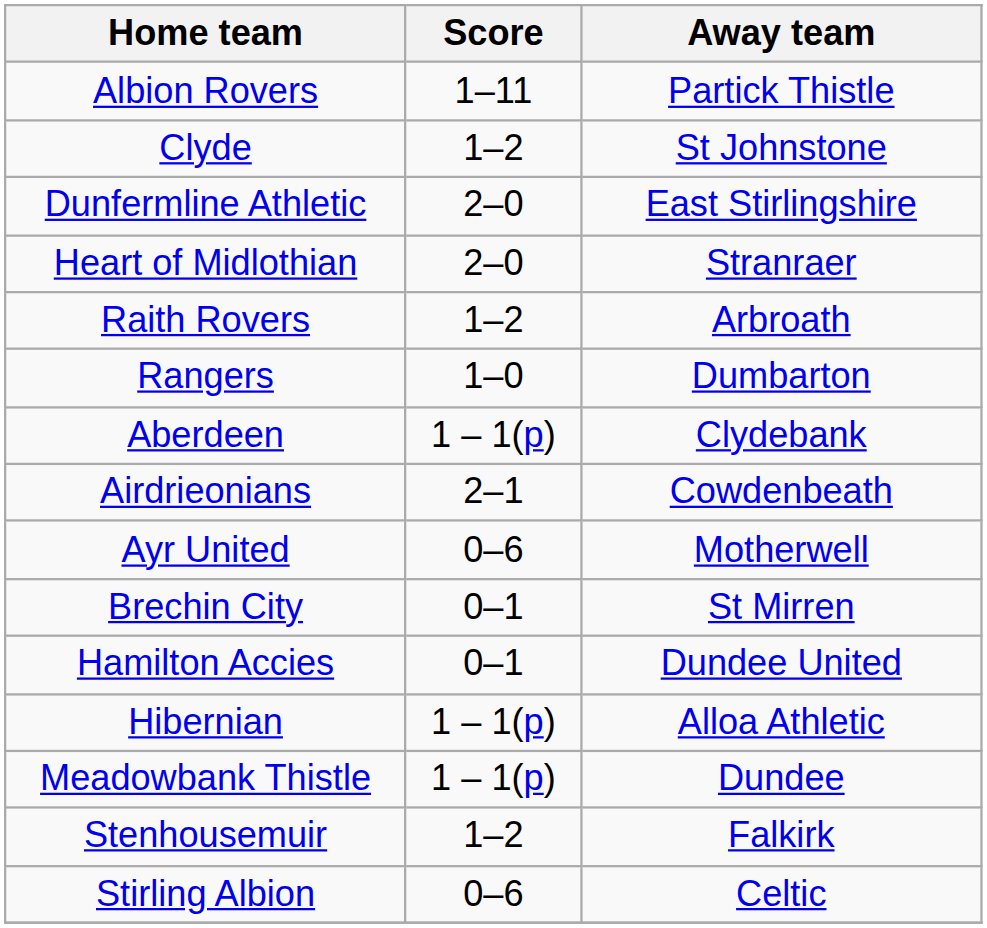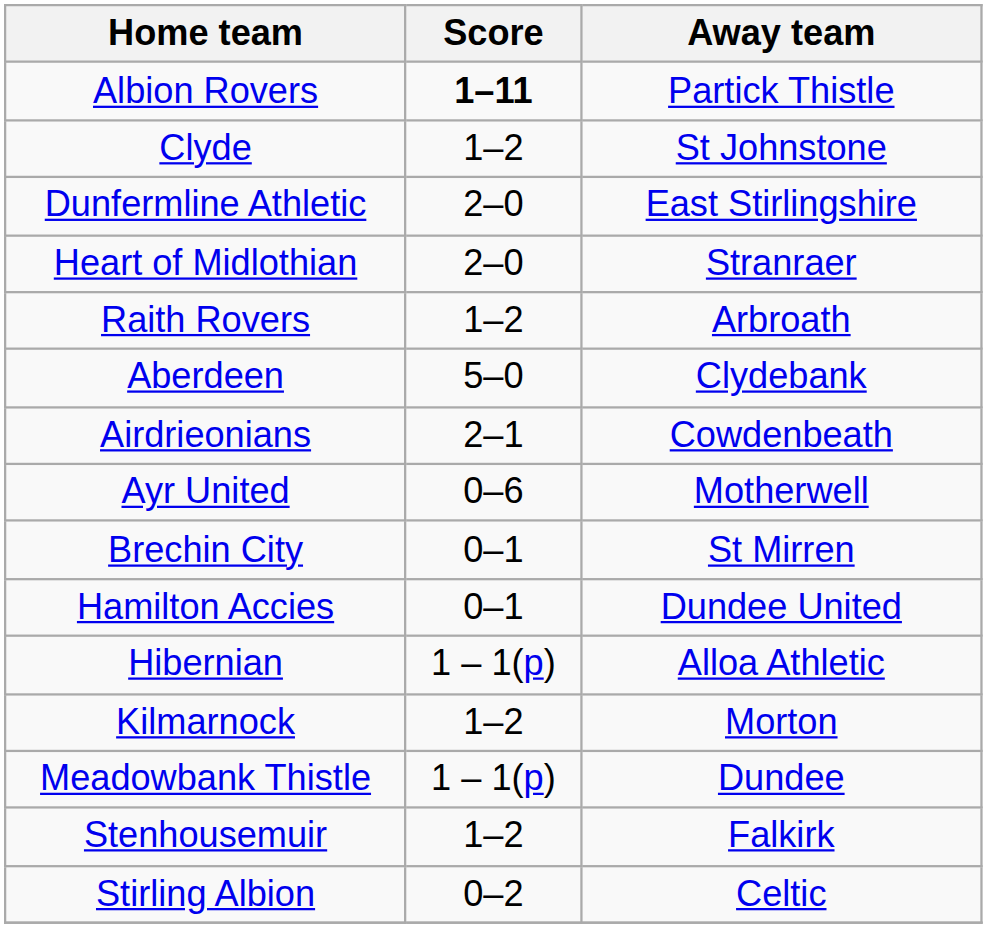(493, 90) normal -> (493, 90) bold
- row: (206, 377)
(493, 434) 1 – 1(p) -> (493, 377) 5–0
+ row: (206, 721)
(493, 893) 0–6 -> (493, 893) 0–2
